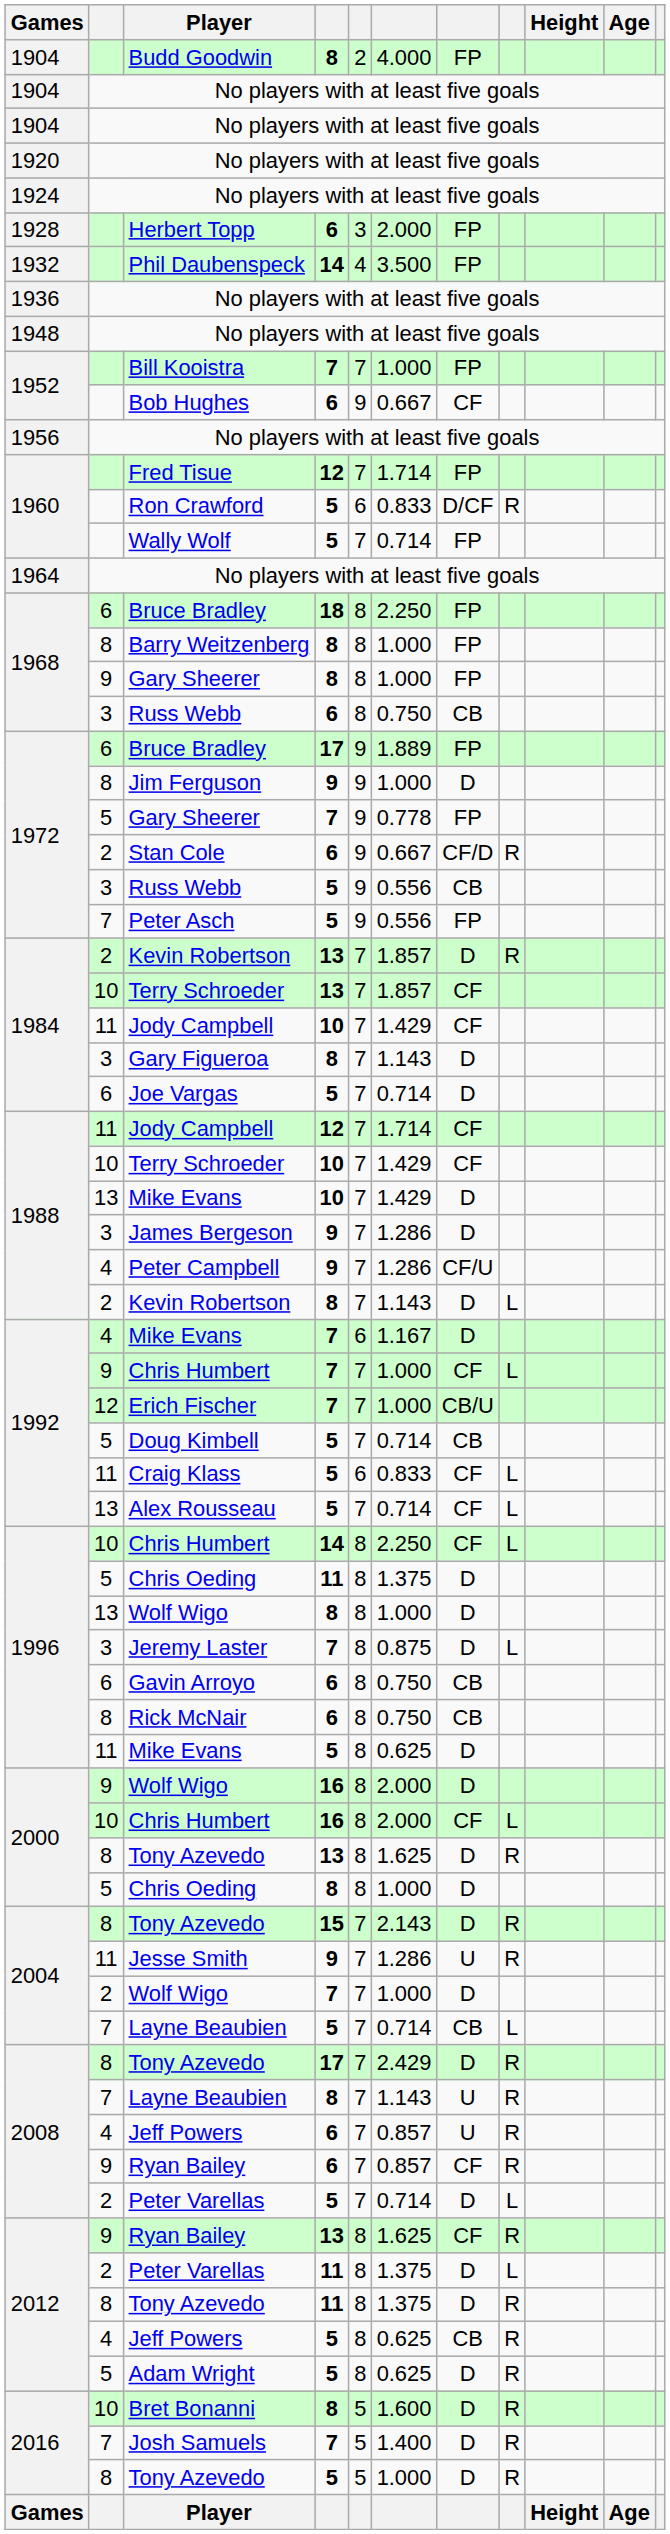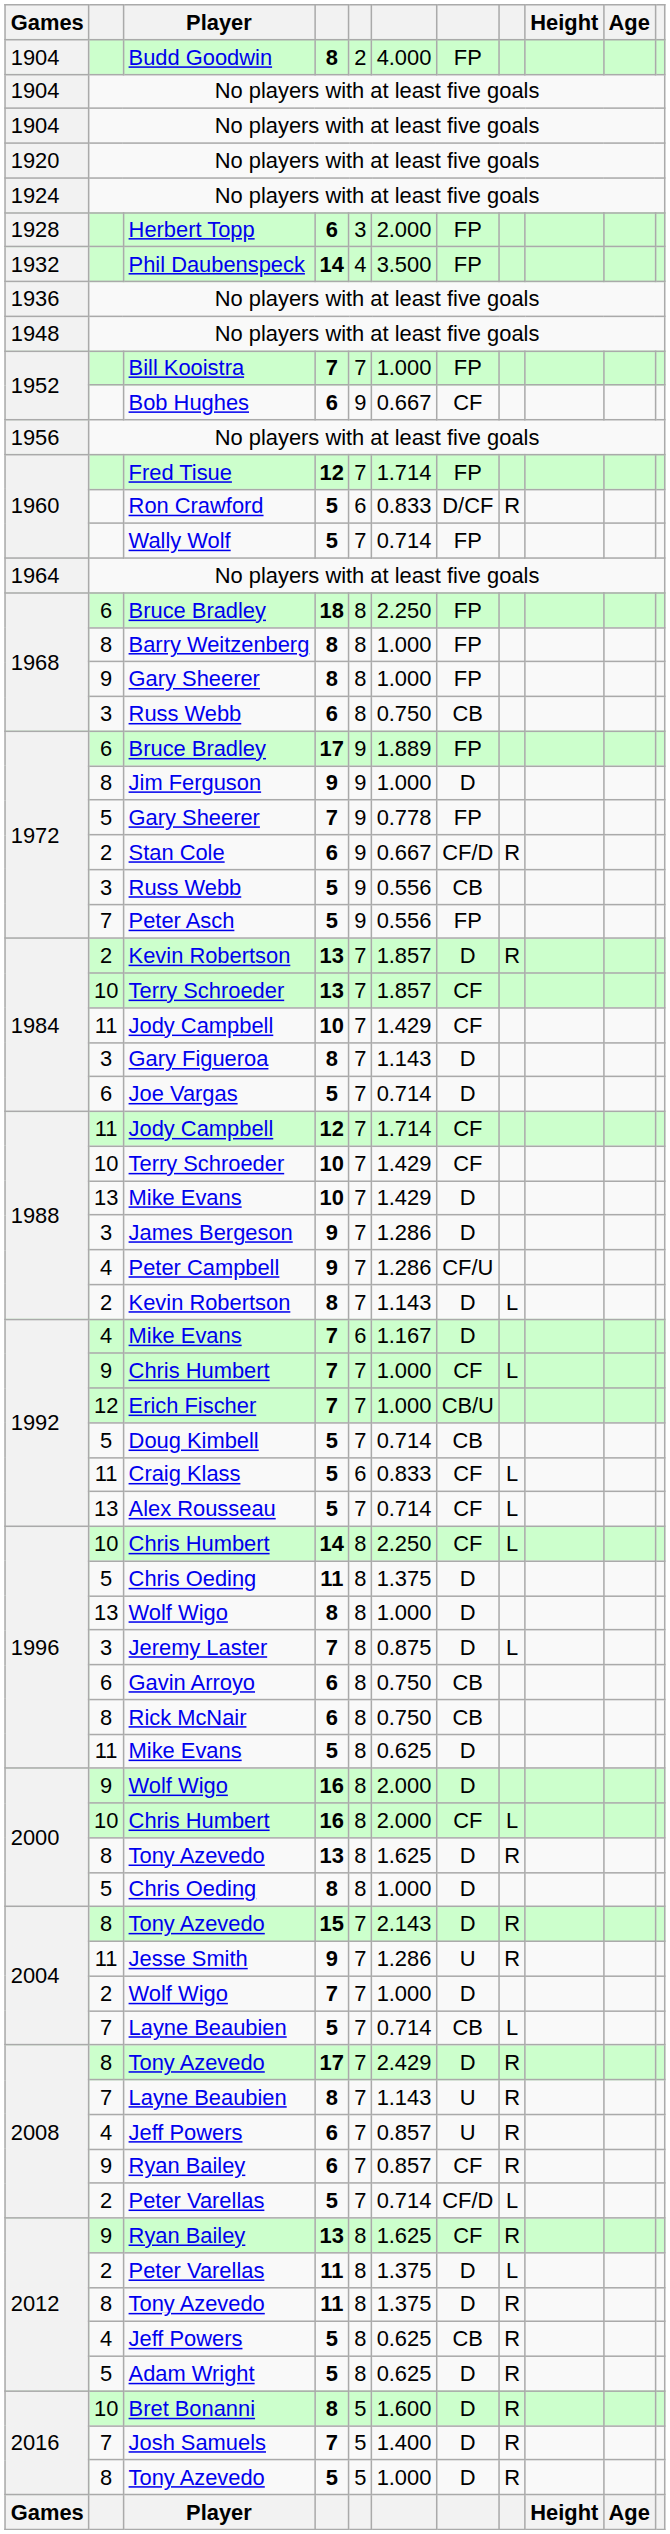(468, 2201) D -> (468, 2201) CF/D
